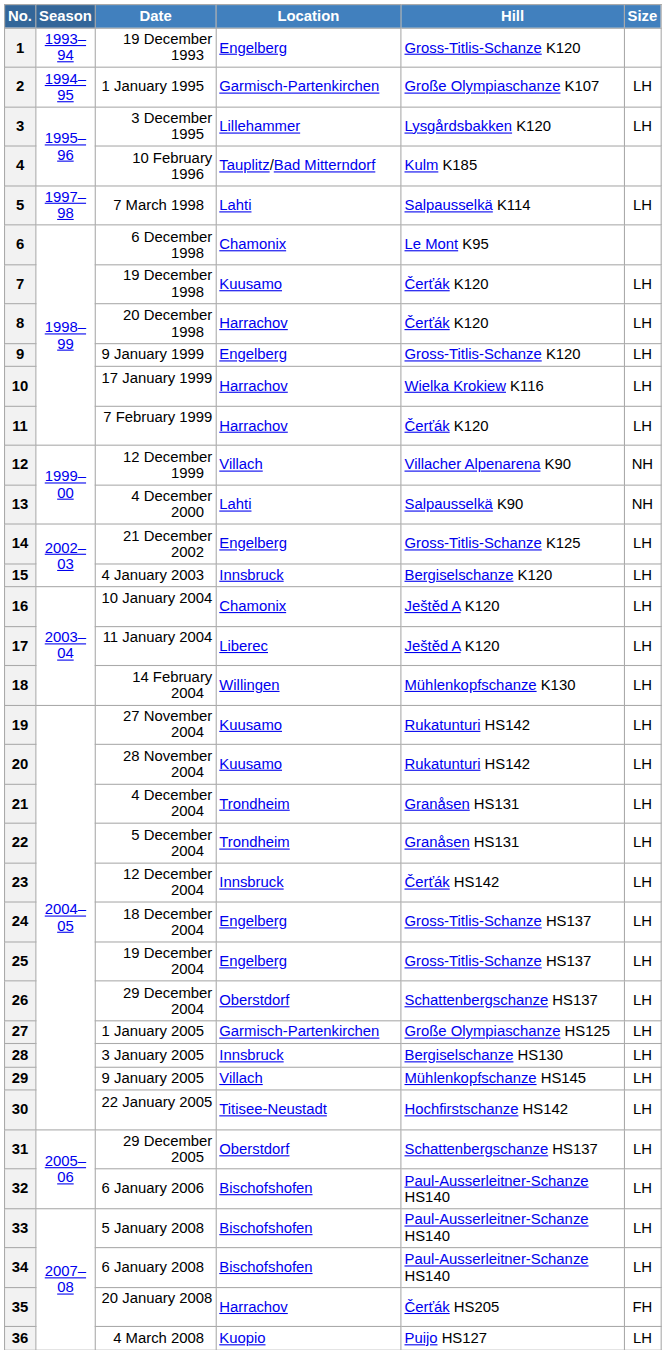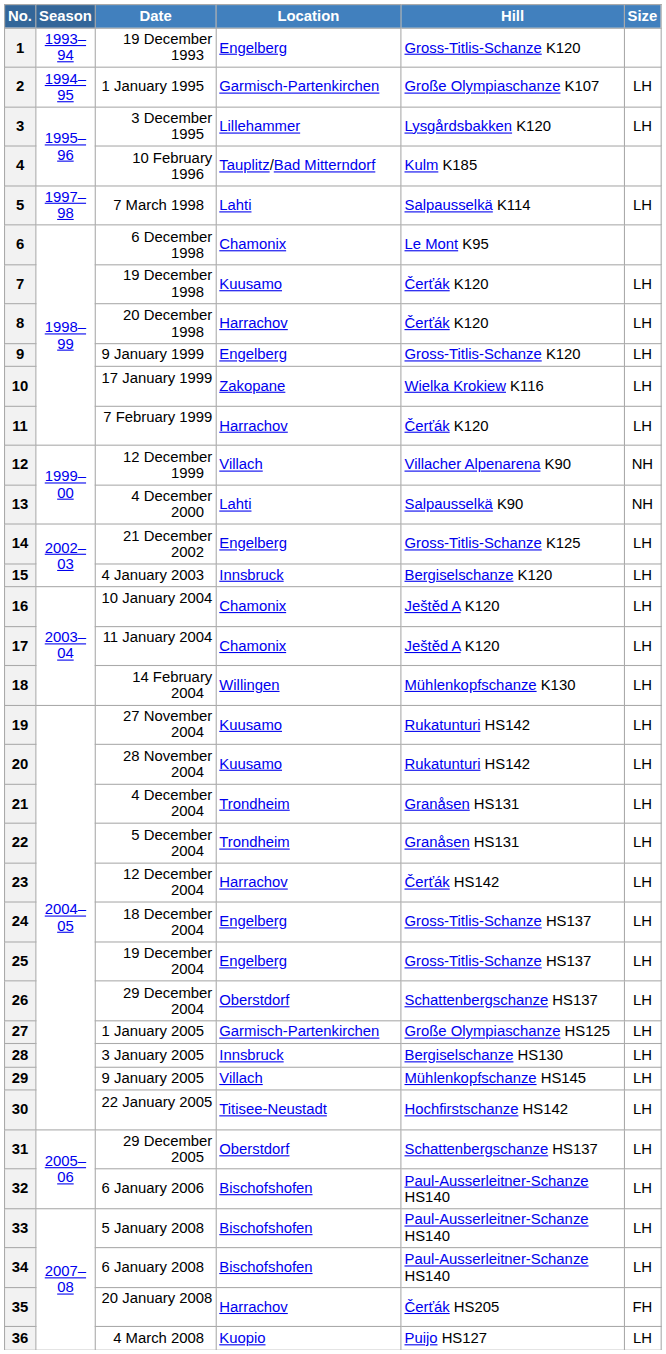(254, 386) Harrachov -> (252, 386) Zakopane
(244, 646) Liberec -> (253, 646) Chamonix
(251, 882) Innsbruck -> (254, 882) Harrachov
